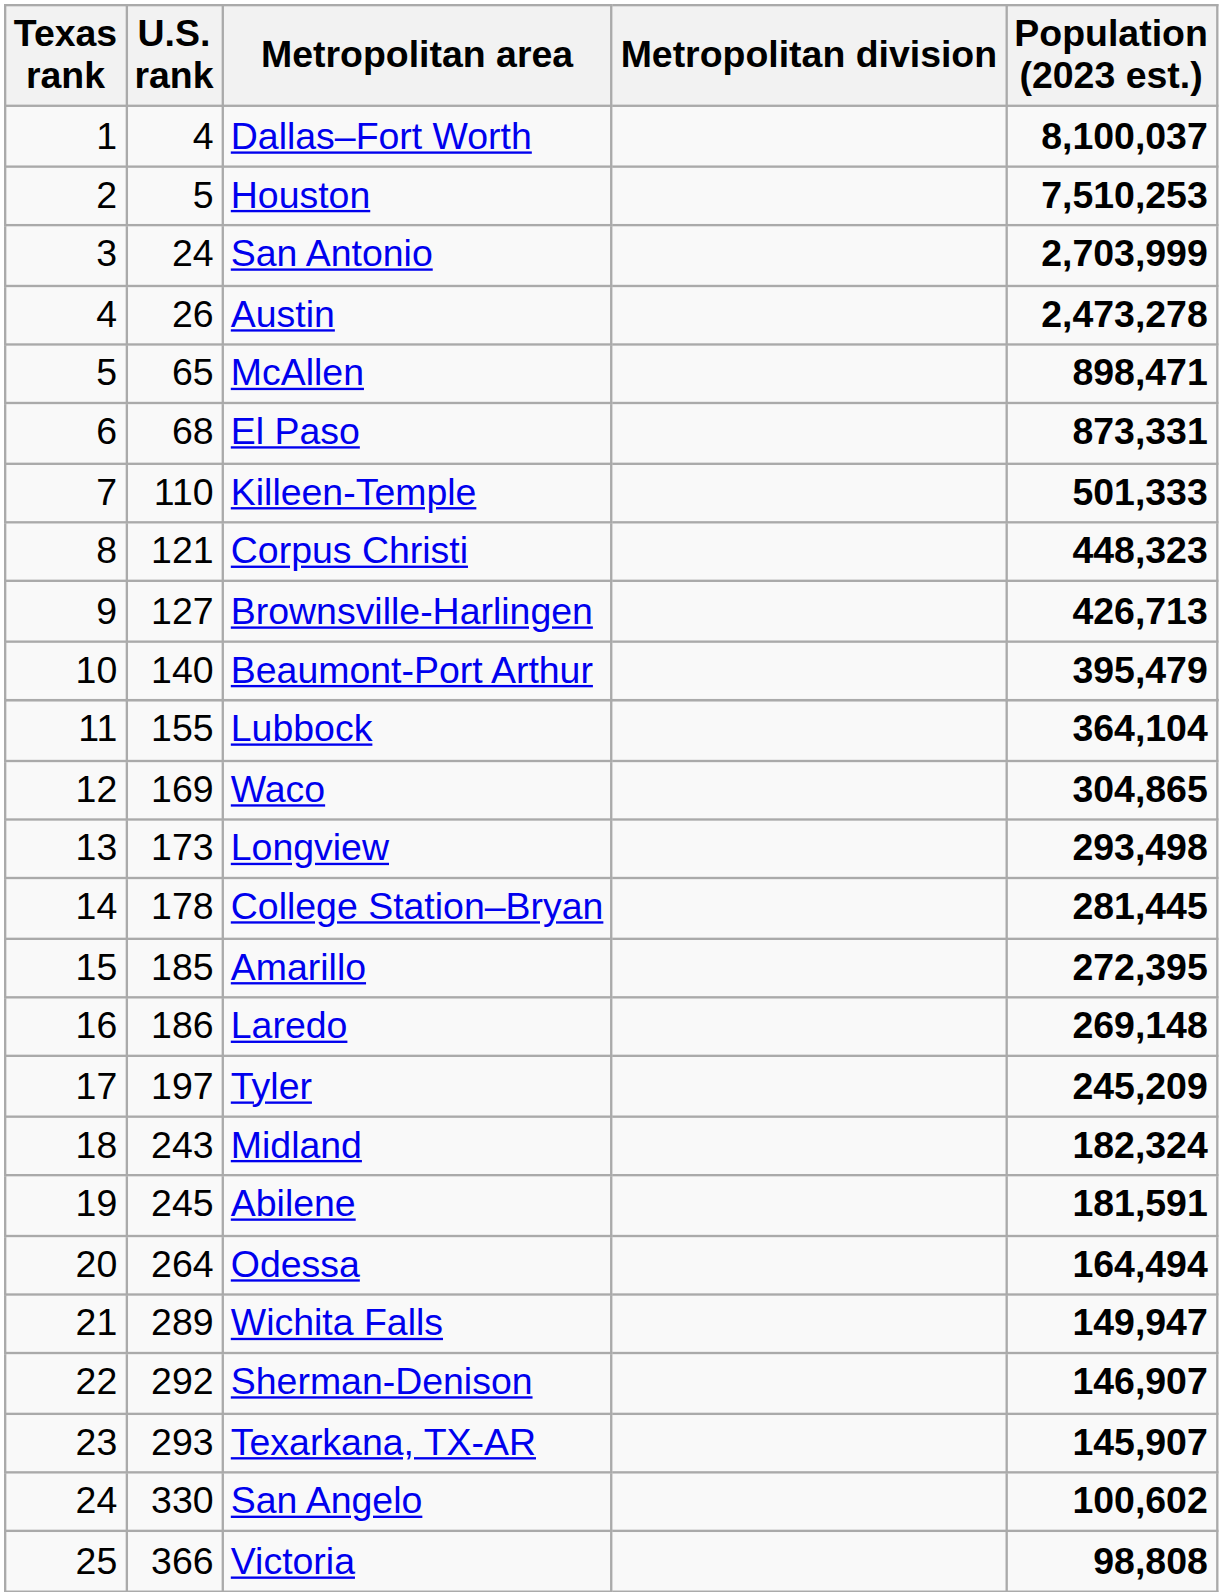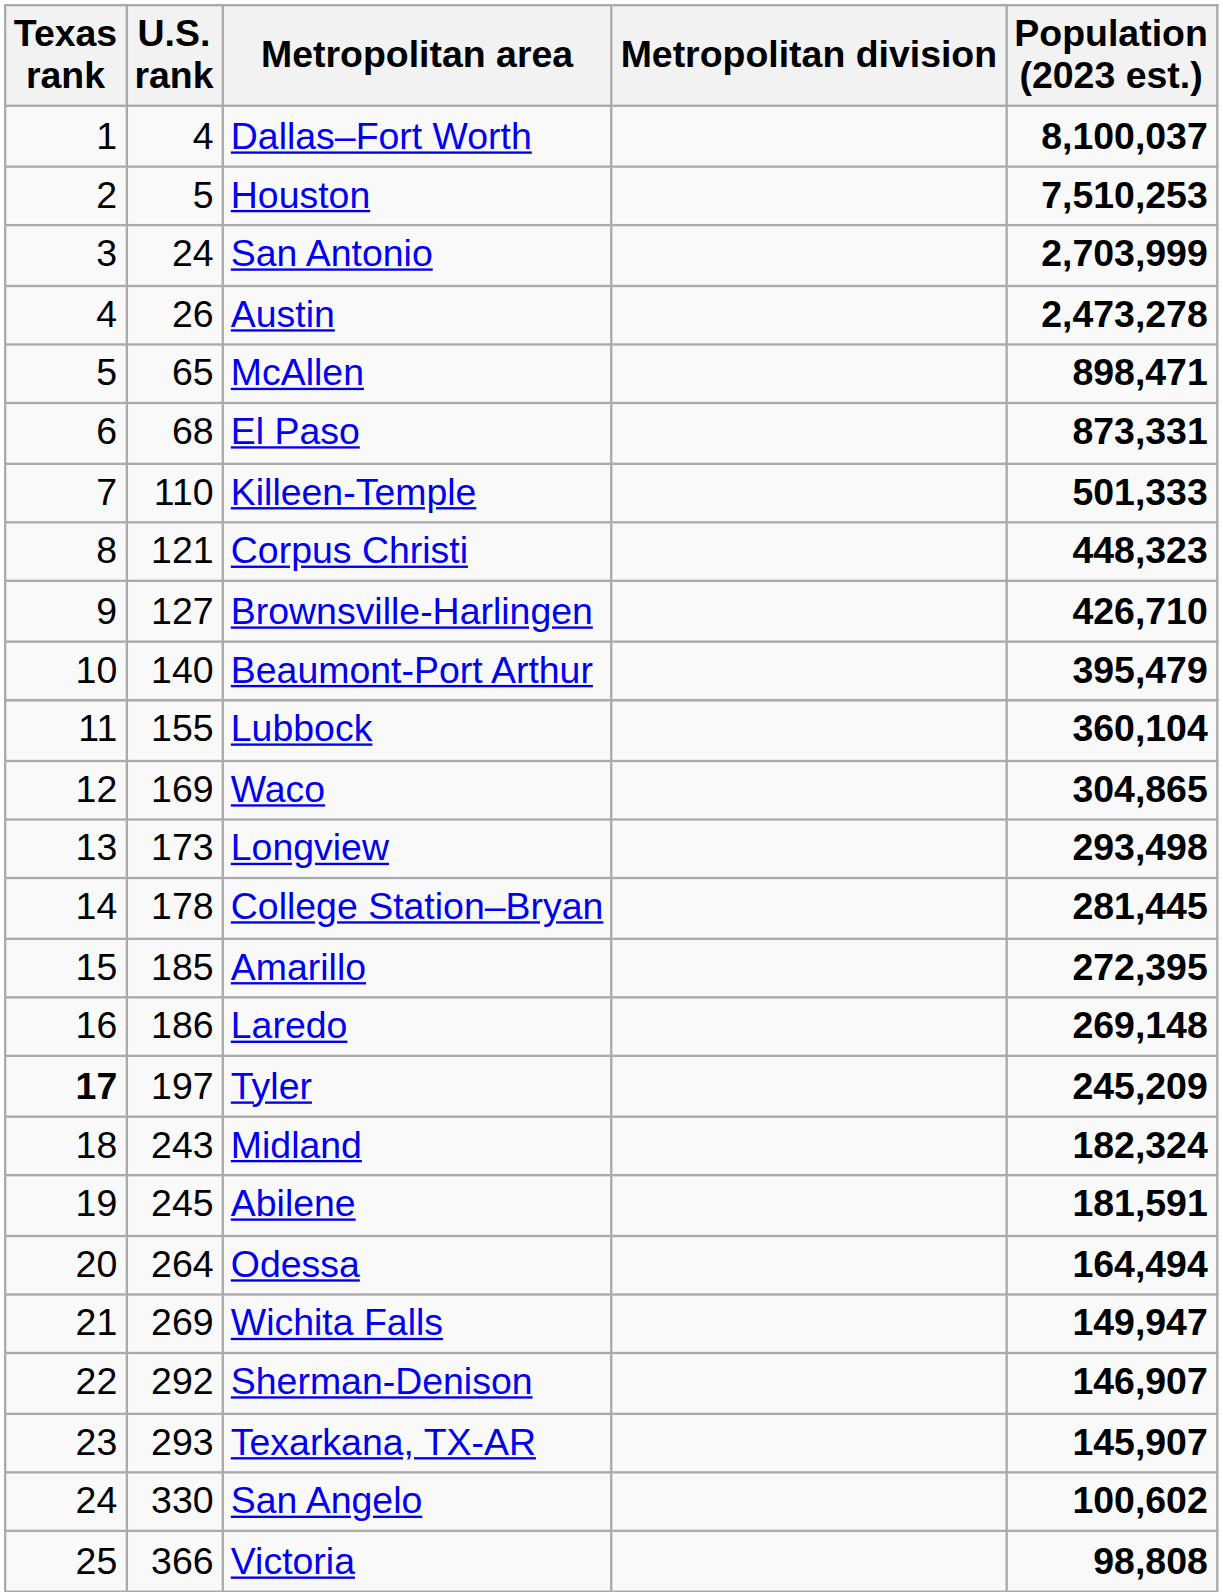(1140, 610) 426,713 -> (1140, 610) 426,710
(1140, 729) 364,104 -> (1140, 729) 360,104
(96, 1085) normal -> (96, 1085) bold
(182, 1323) 289 -> (182, 1323) 269
